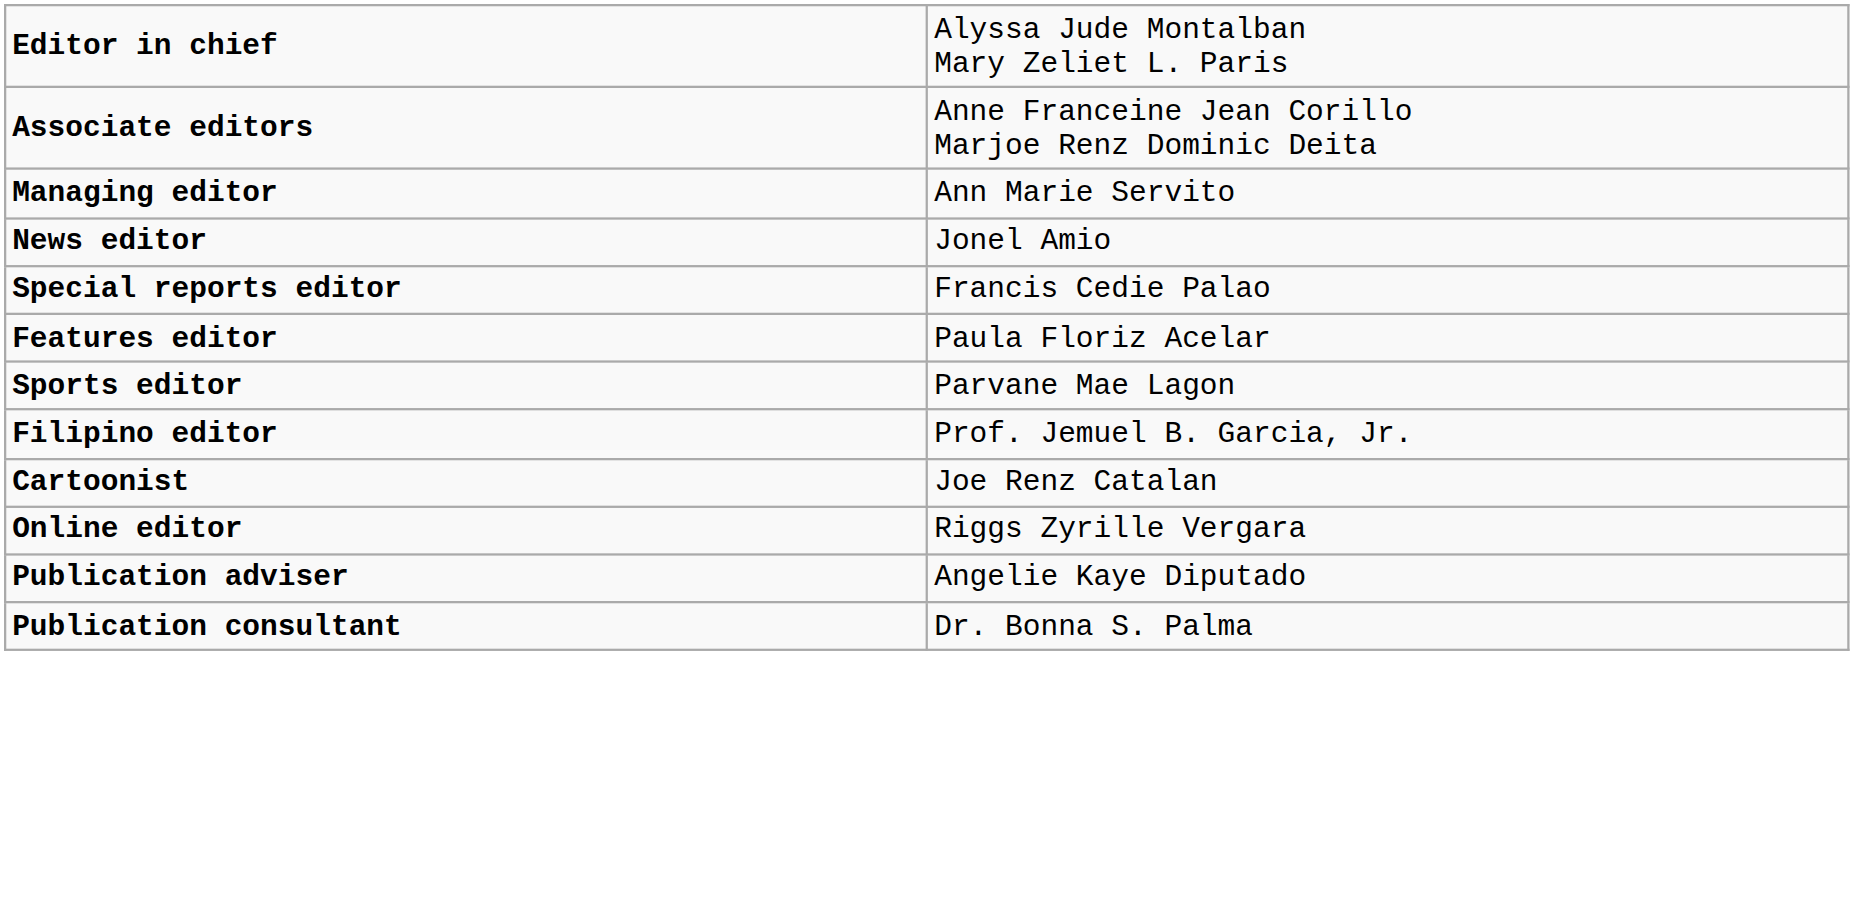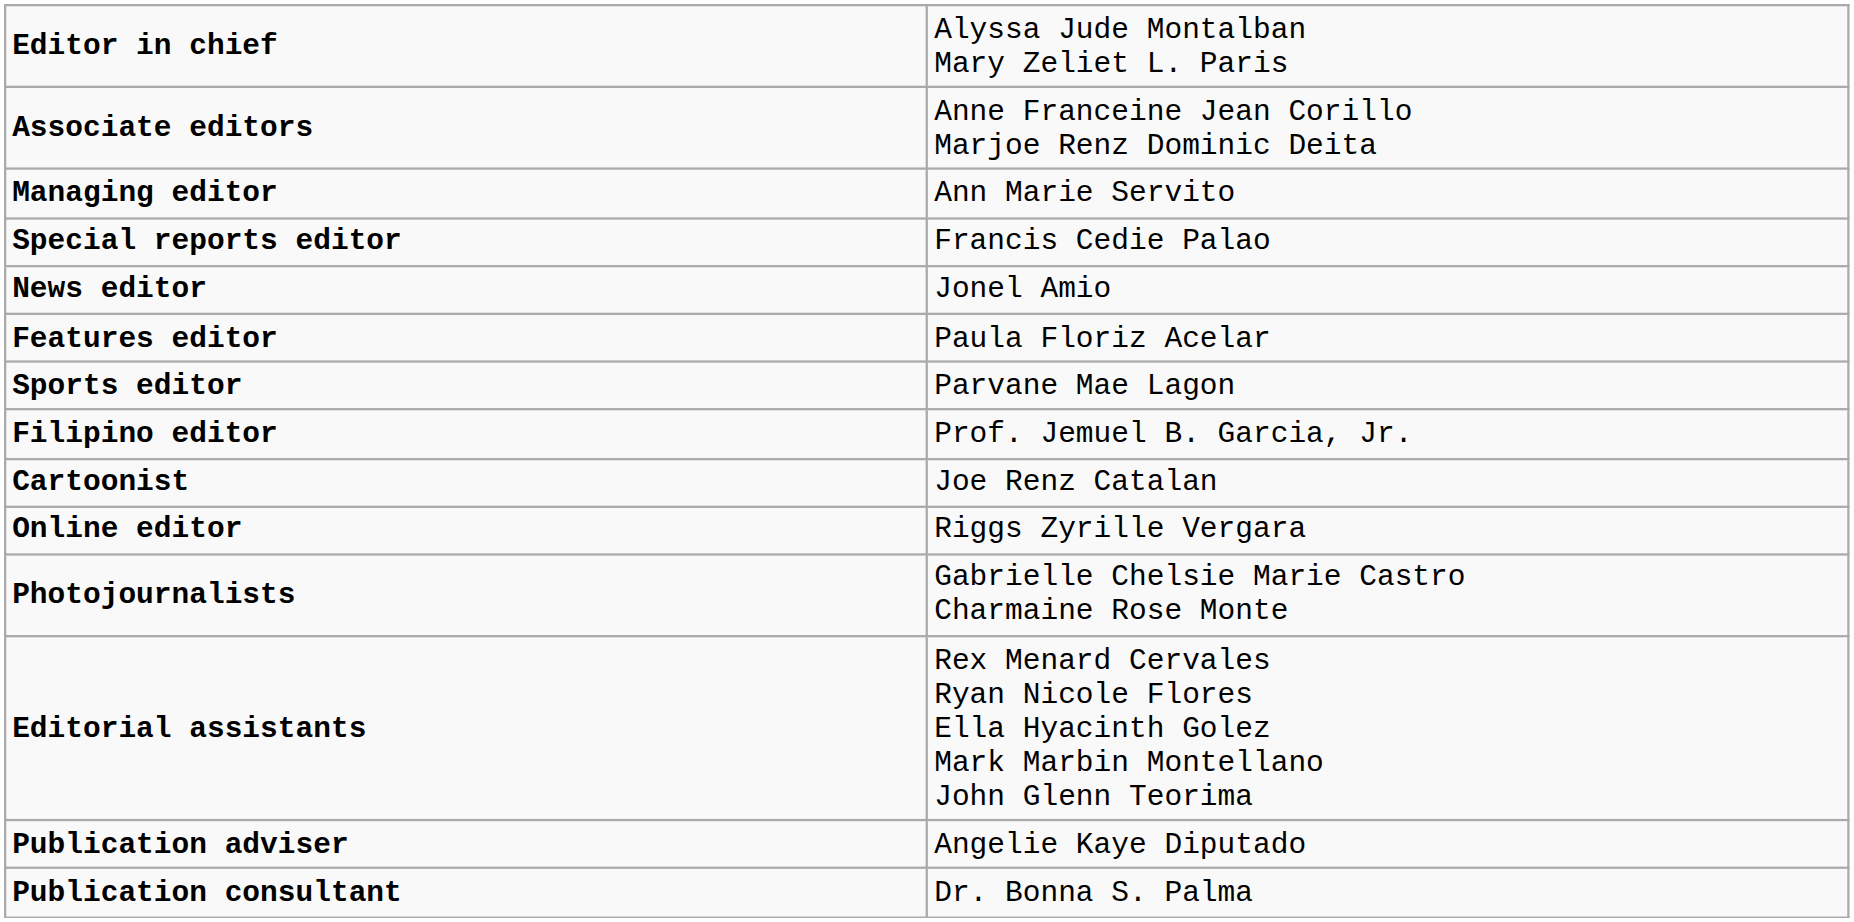rows swapped: (110, 242) <-> (207, 290)
+ row: (154, 595)
+ row: (189, 728)
